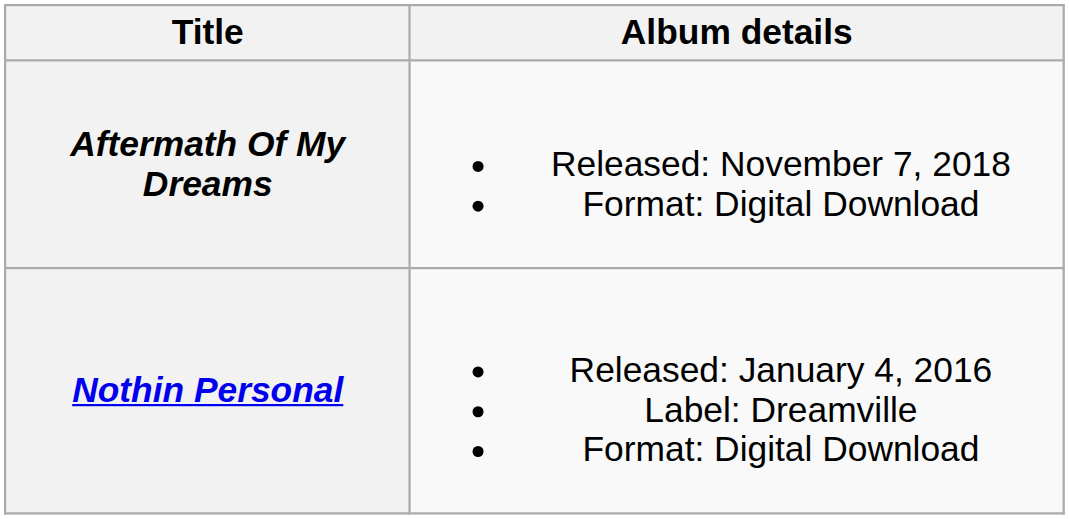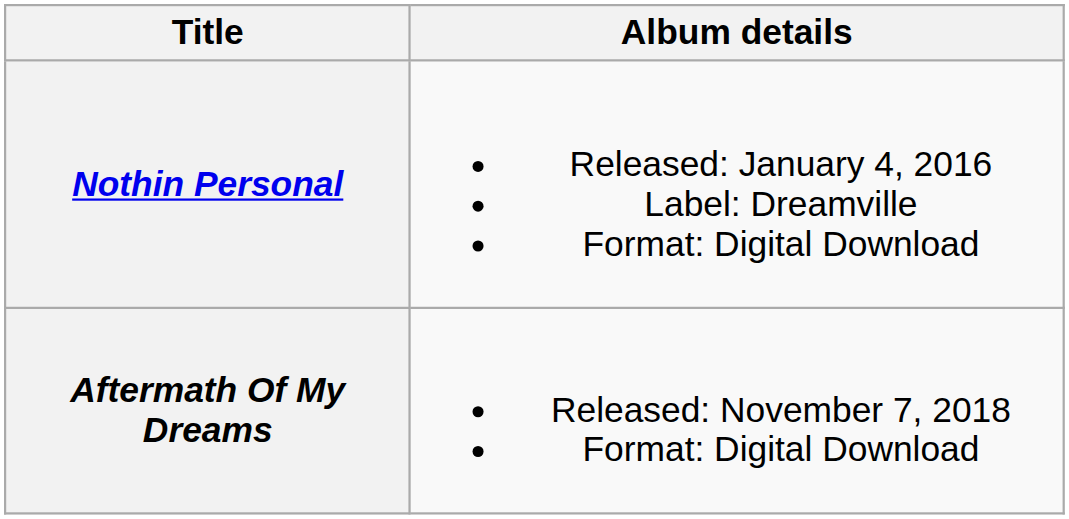rows swapped: (208, 390) <-> (208, 163)
